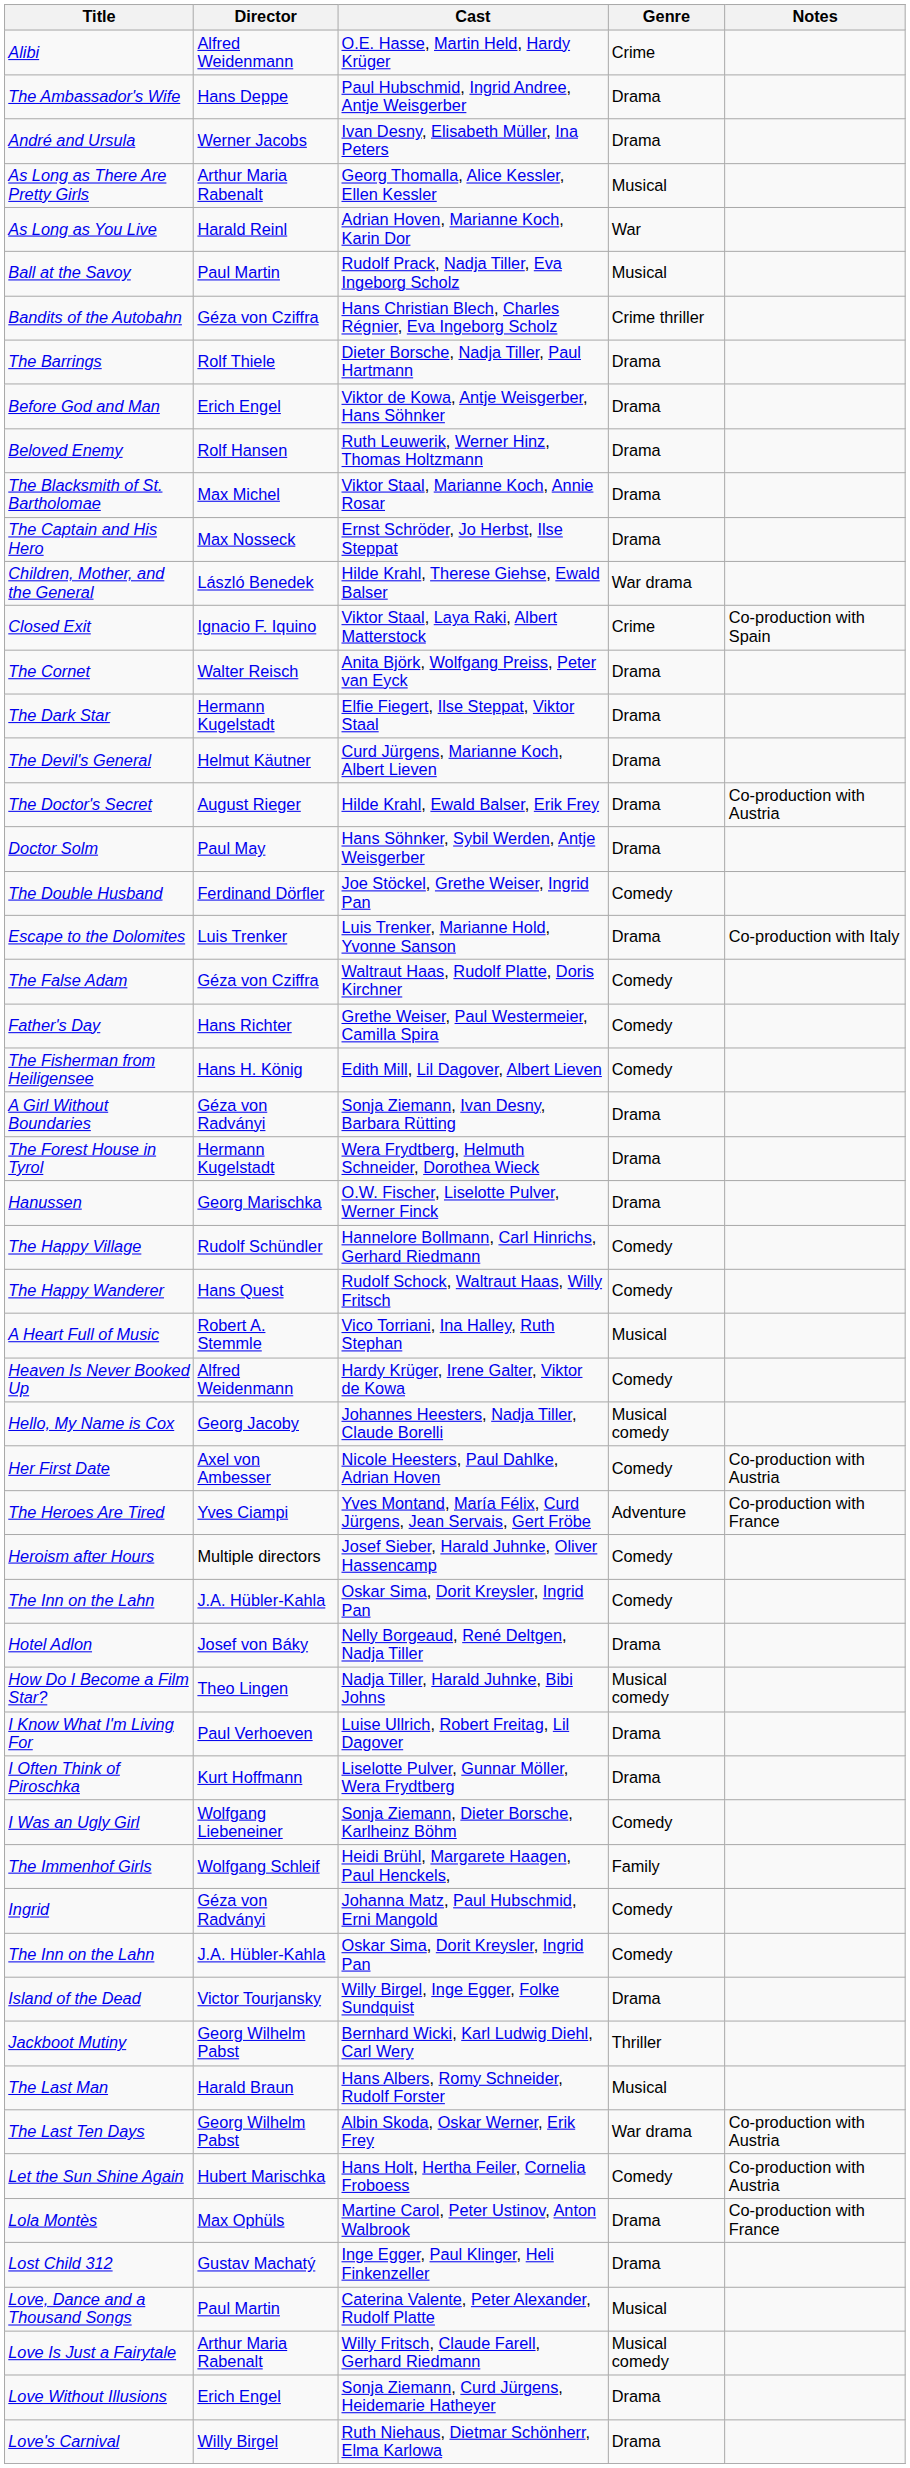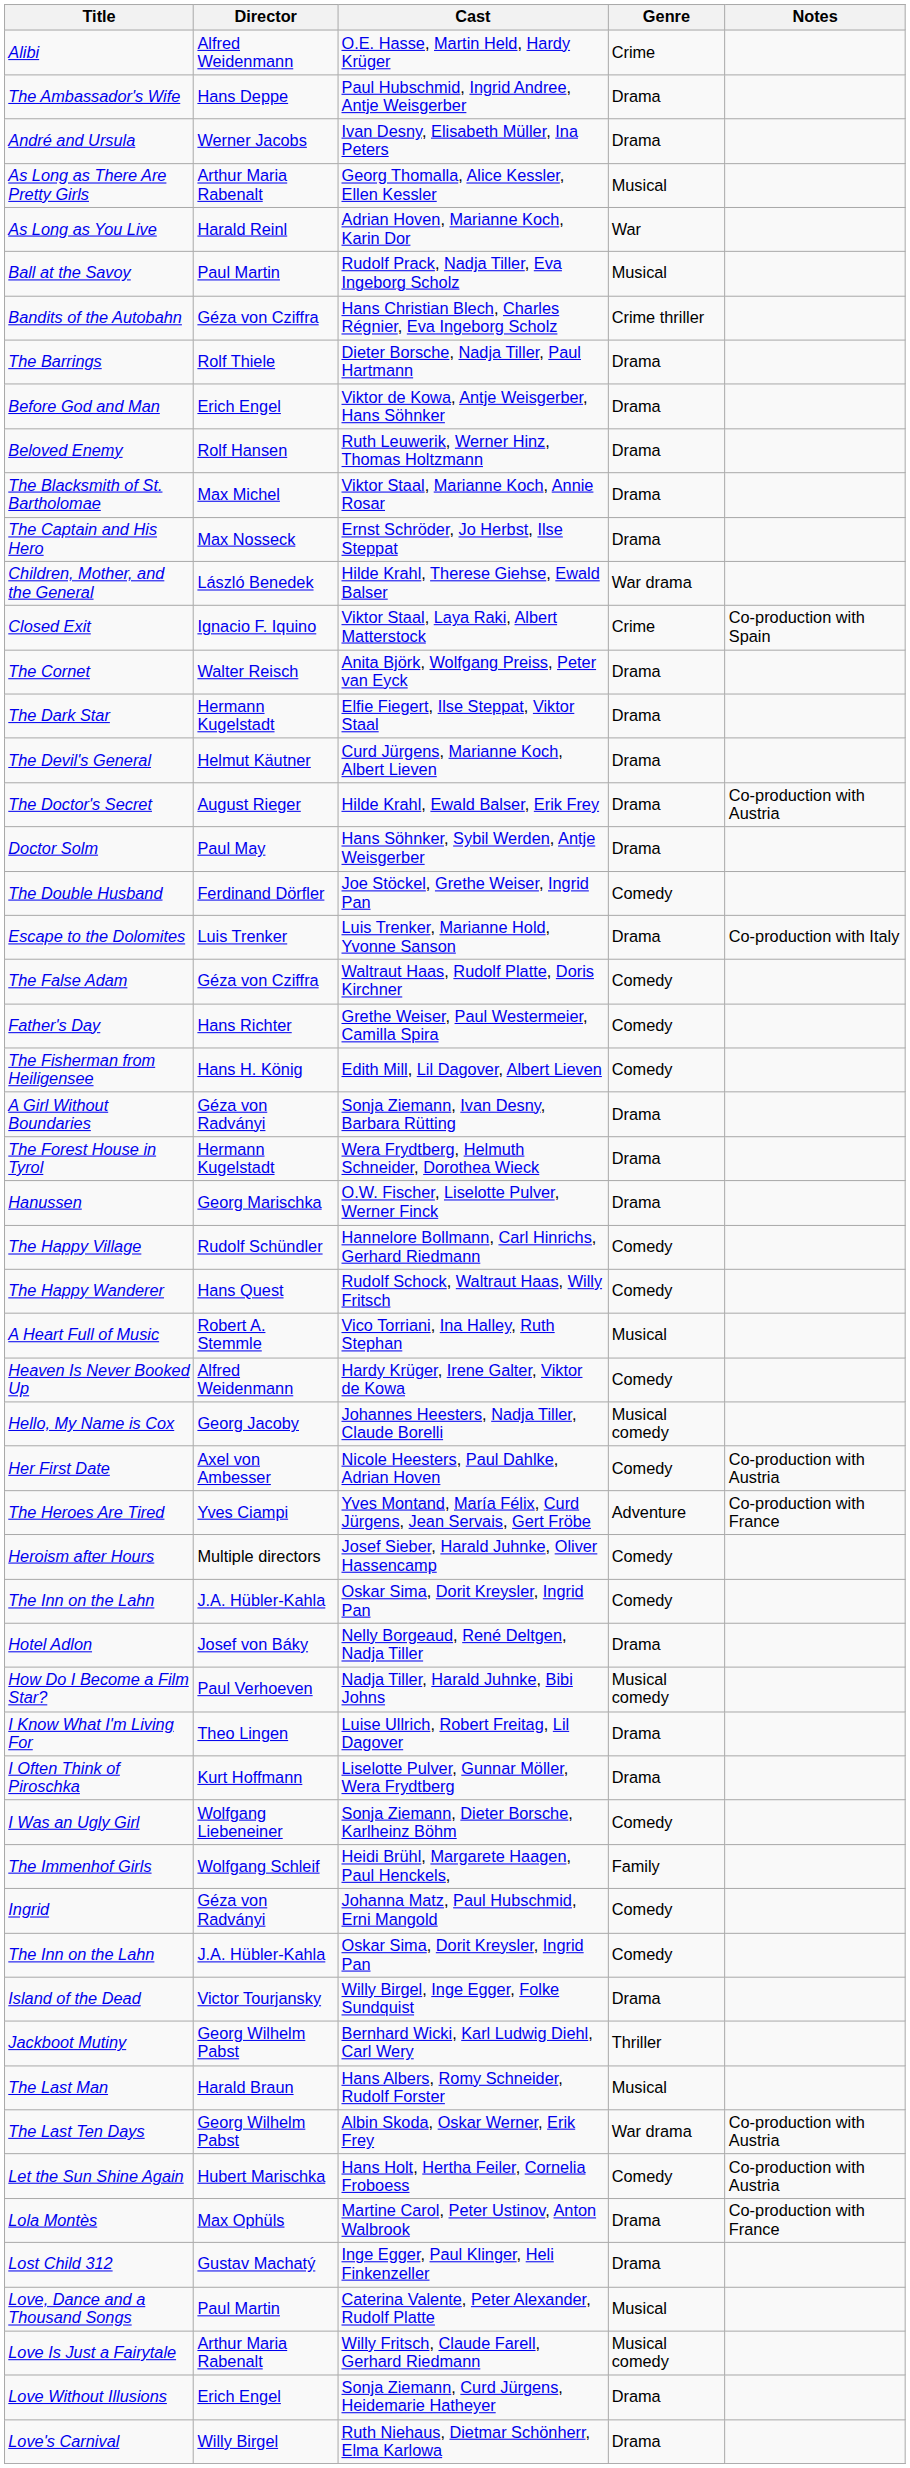(243, 1689) Theo Lingen -> (255, 1689) Paul Verhoeven
(255, 1733) Paul Verhoeven -> (243, 1733) Theo Lingen
